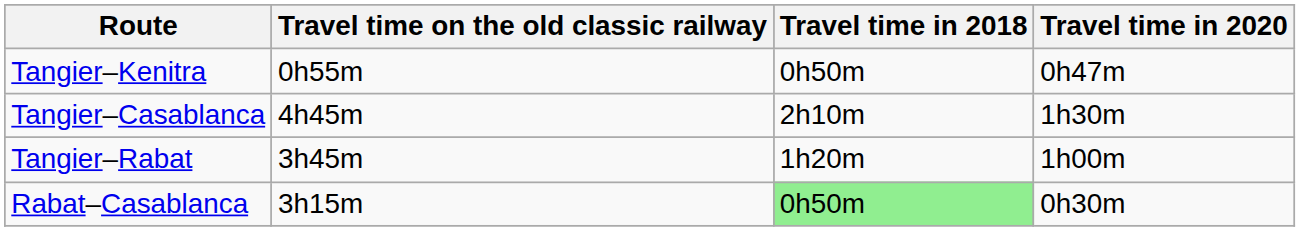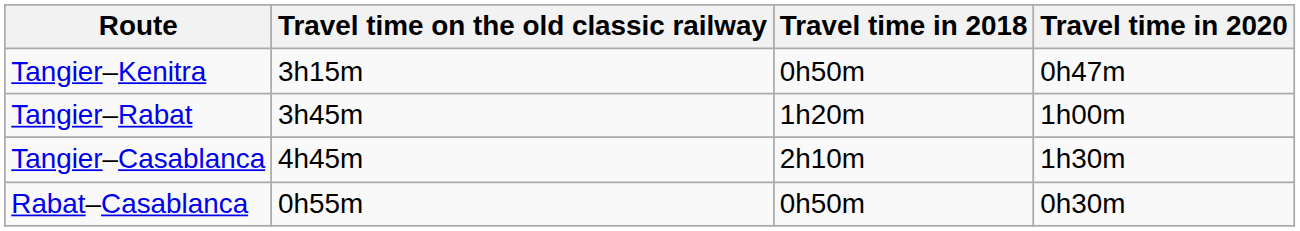(321, 70) 0h55m -> (321, 70) 3h15m
rows swapped: (102, 159) <-> (138, 114)
(321, 203) 3h15m -> (321, 203) 0h55m
(822, 203) lightgreen background -> (822, 203) no background
